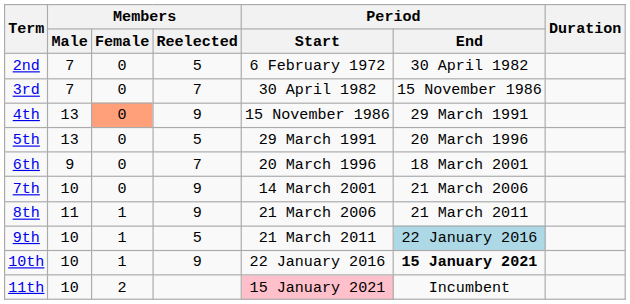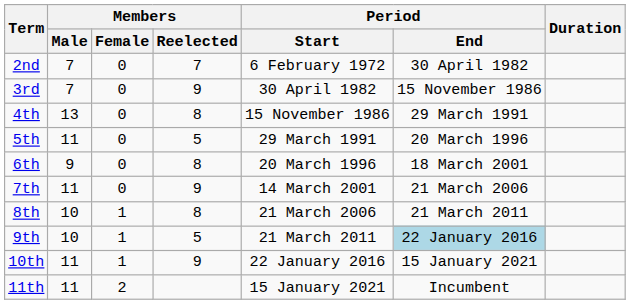(197, 66) 5 -> (197, 66) 7
(197, 91) 7 -> (197, 91) 9
(122, 115) lightsalmon background -> (122, 115) no background
(197, 115) 9 -> (197, 115) 8
(70, 140) 13 -> (70, 140) 11
(197, 164) 7 -> (197, 164) 8
(70, 189) 10 -> (70, 189) 11
(70, 213) 11 -> (70, 213) 10
(197, 213) 9 -> (197, 213) 8
(70, 263) 10 -> (70, 263) 11
(469, 263) bold -> (469, 263) normal
(70, 287) 10 -> (70, 287) 11
(317, 287) pink background -> (317, 287) no background
